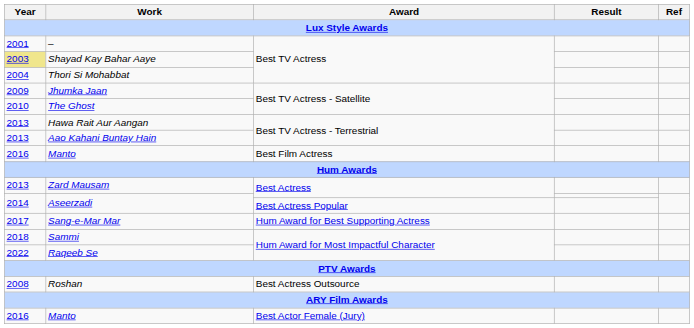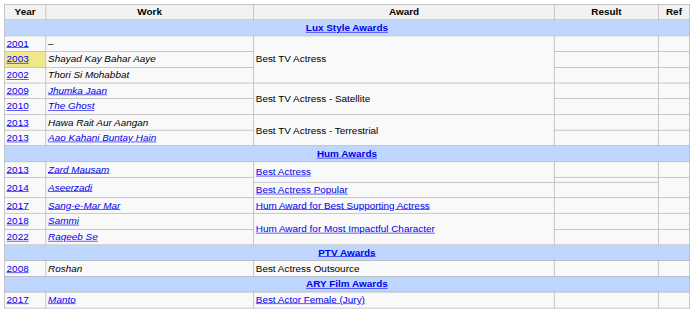(18, 75) 2004 -> (18, 75) 2002
- row: (62, 153)
(18, 315) 2016 -> (18, 300) 2017
